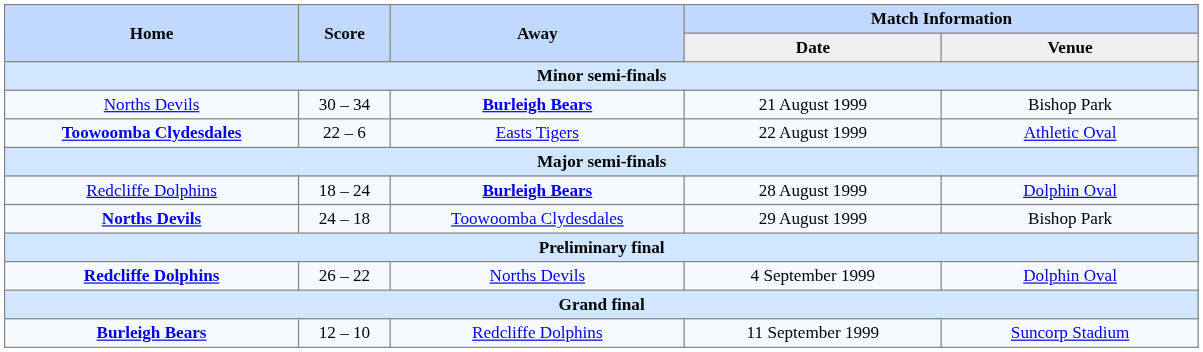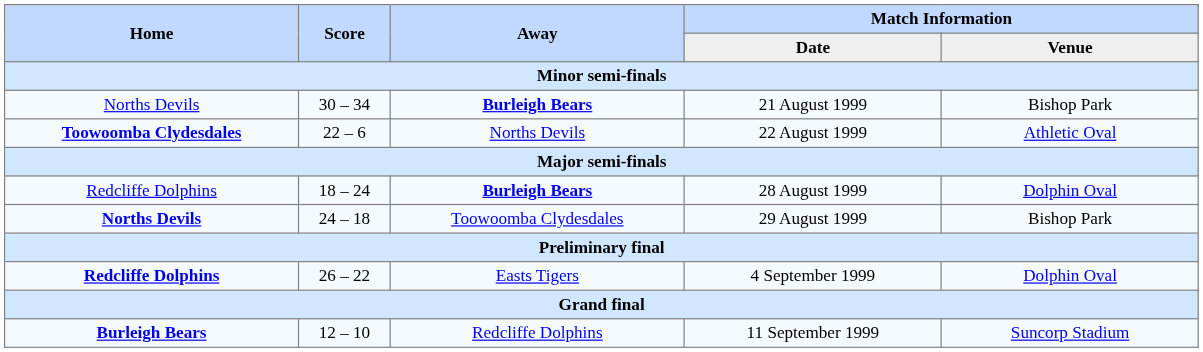(537, 133) Easts Tigers -> (537, 133) Norths Devils
(537, 275) Norths Devils -> (537, 275) Easts Tigers
